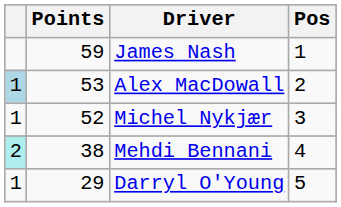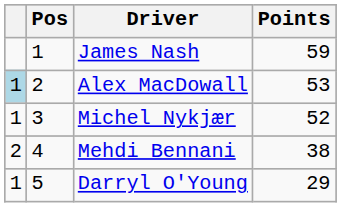columns swapped: (312, 22) <-> (68, 22)
(16, 152) paleturquoise background -> (16, 152) no background
